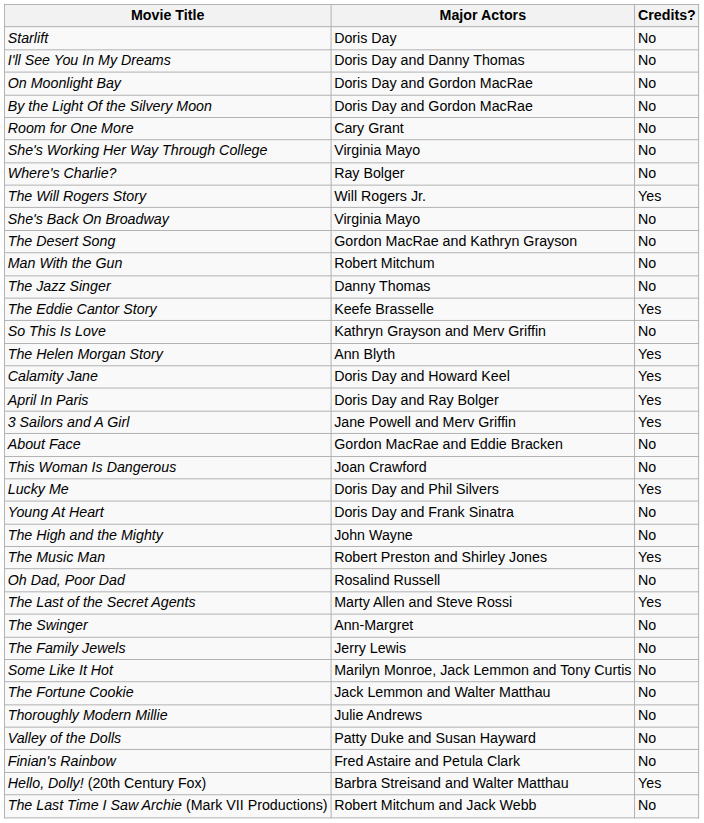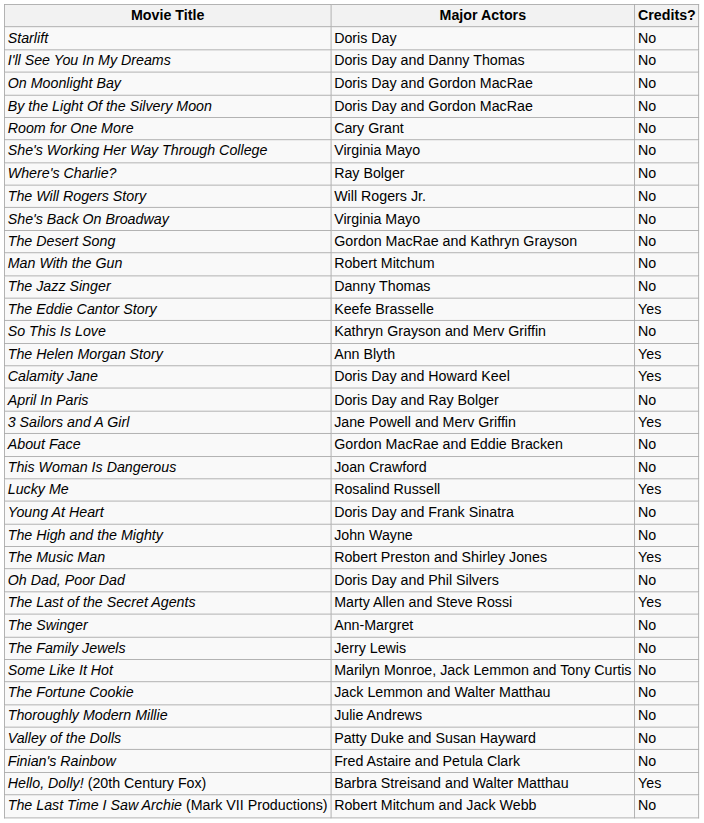(650, 196) Yes -> (647, 196) No
(650, 399) Yes -> (647, 399) No
(416, 490) Doris Day and Phil Silvers -> (387, 490) Rosalind Russell
(387, 580) Rosalind Russell -> (416, 580) Doris Day and Phil Silvers
